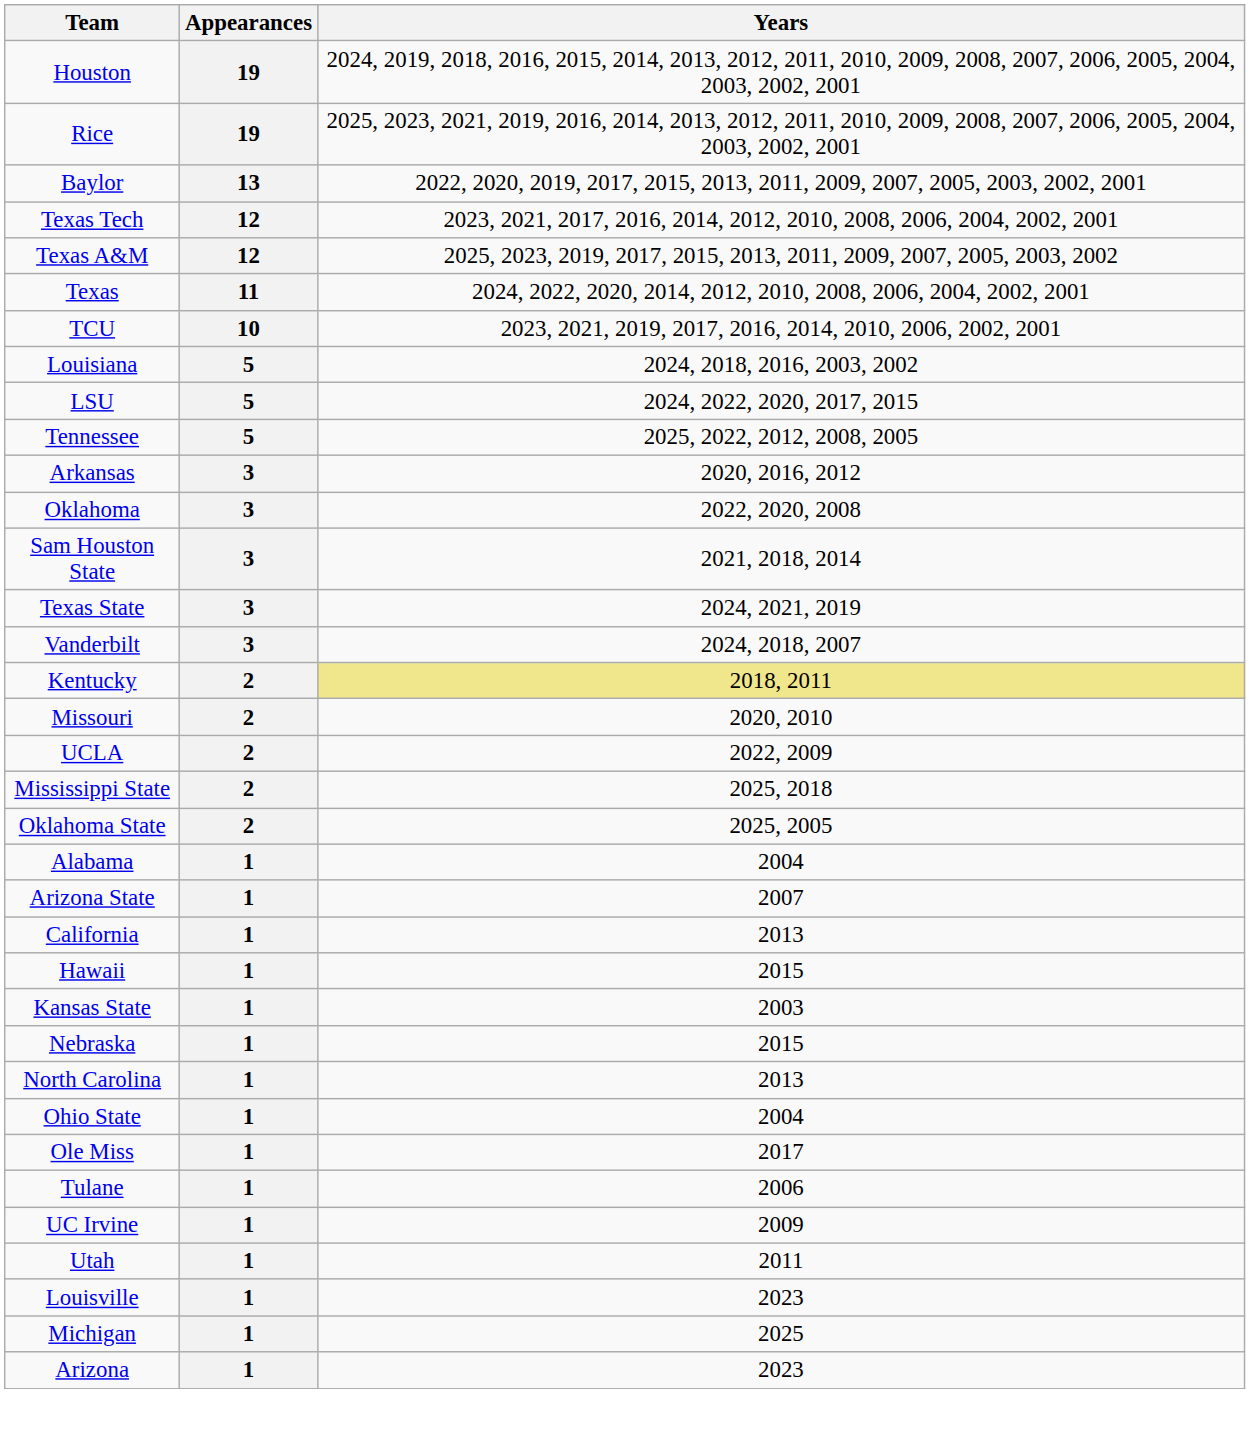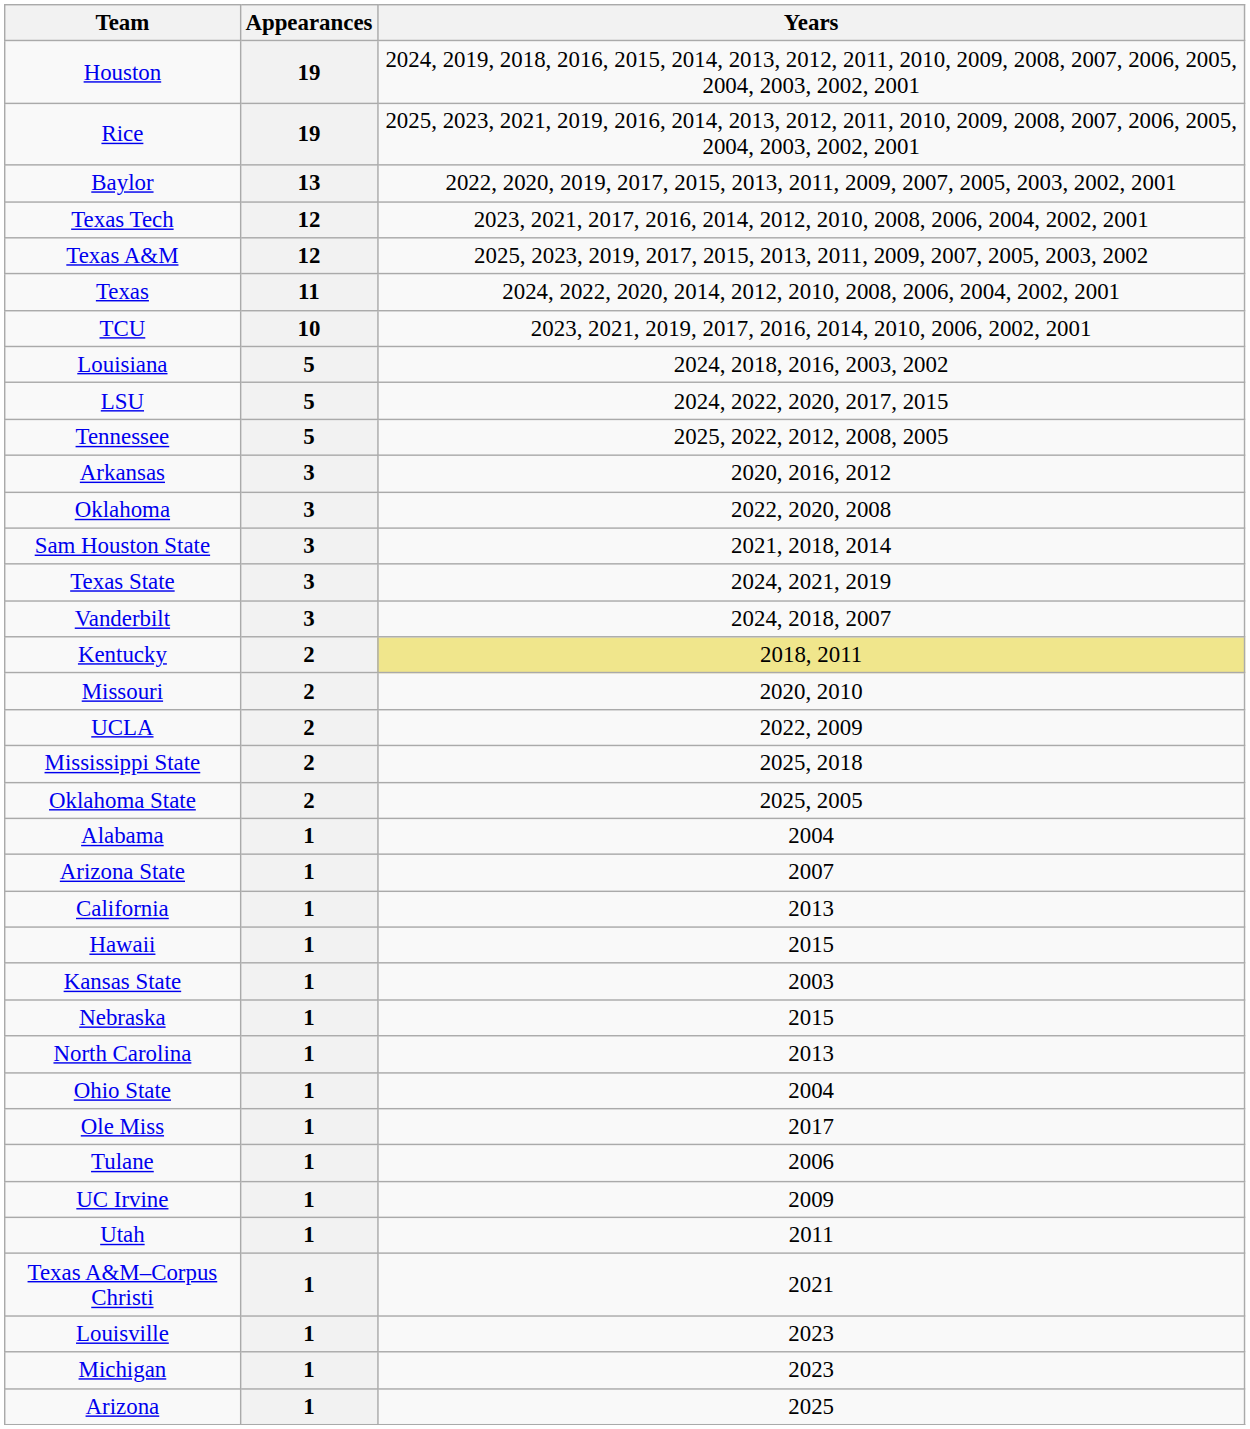+ row: (122, 1284)
(781, 1333) 2025 -> (811, 1369) 2023
(781, 1369) 2023 -> (811, 1406) 2025
